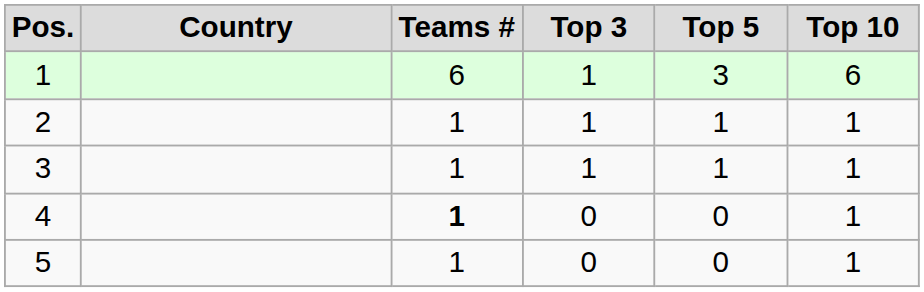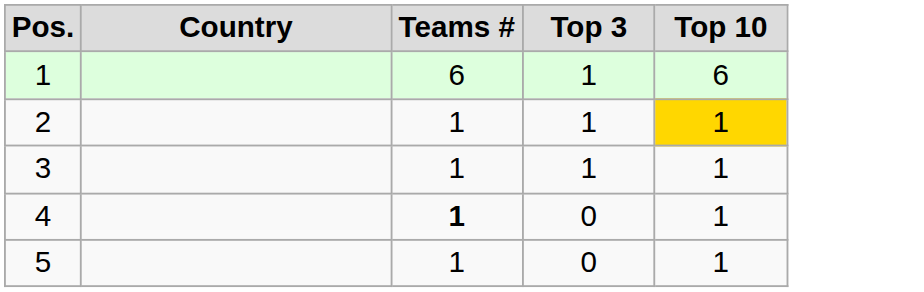- column: (721, 27)
(853, 121) no background -> (721, 121) gold background
